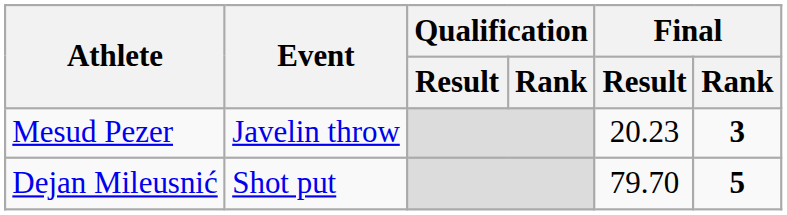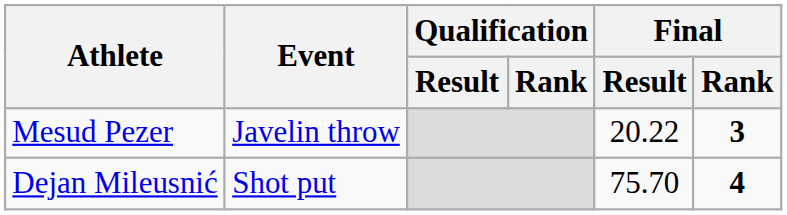(645, 132) 20.23 -> (645, 132) 20.22
(645, 183) 79.70 -> (645, 183) 75.70
(737, 183) 5 -> (737, 183) 4
